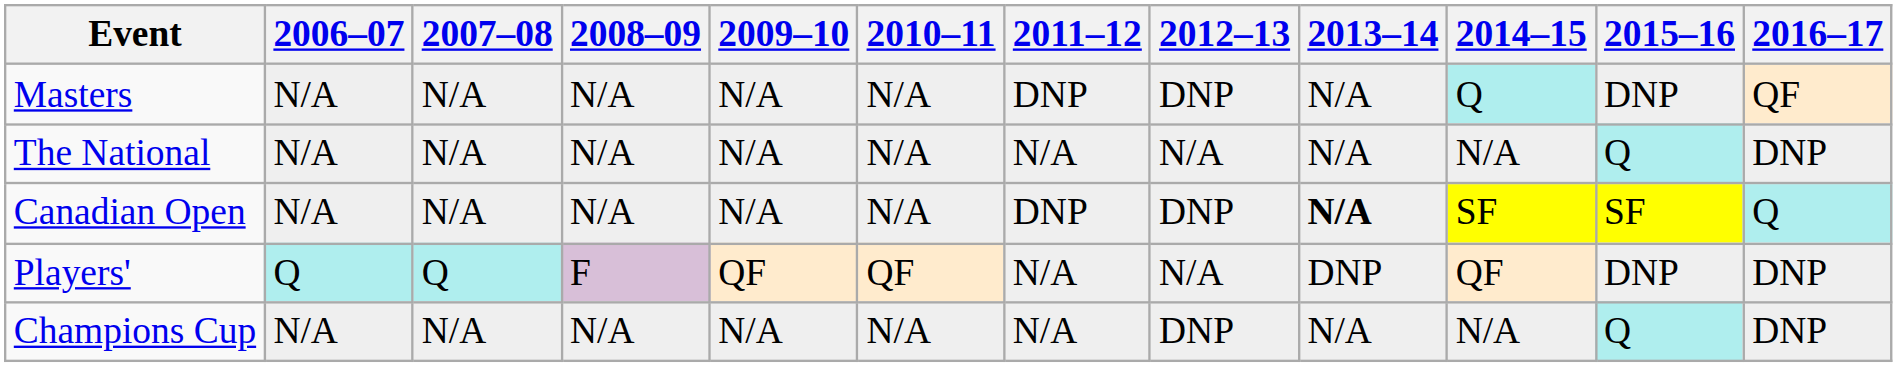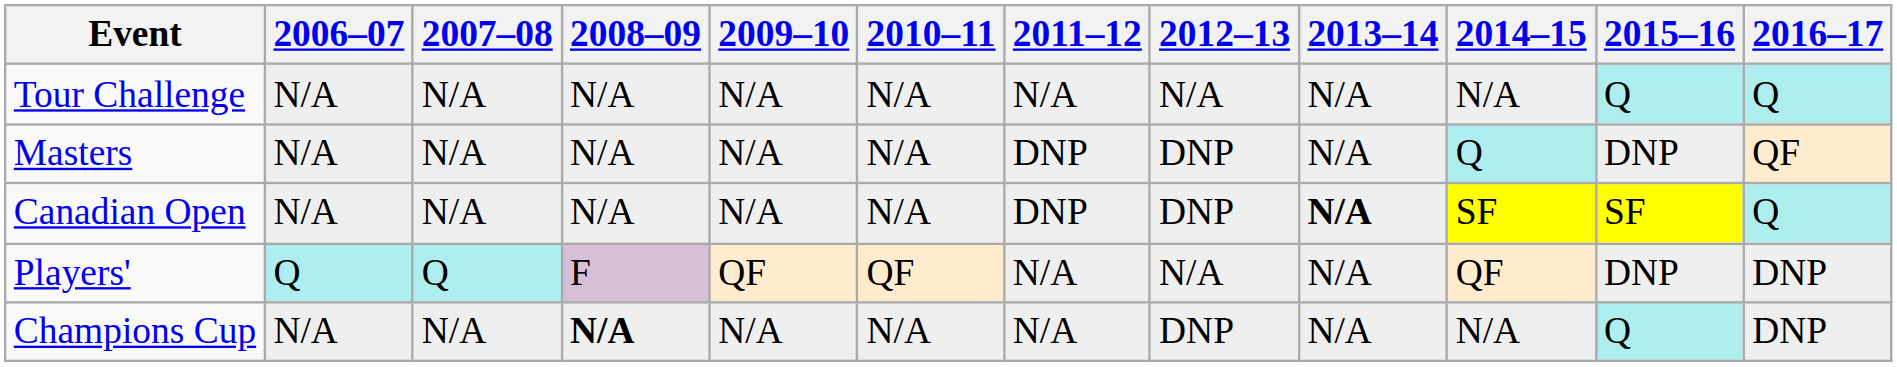+ row: (129, 93)
- row: (112, 152)
(1345, 271) DNP -> (1340, 271) N/A
(602, 331) normal -> (602, 331) bold
